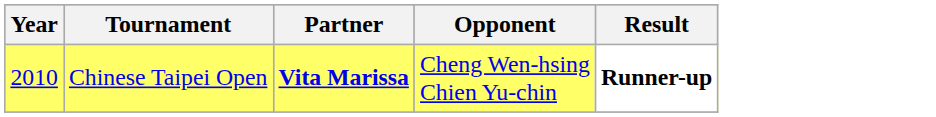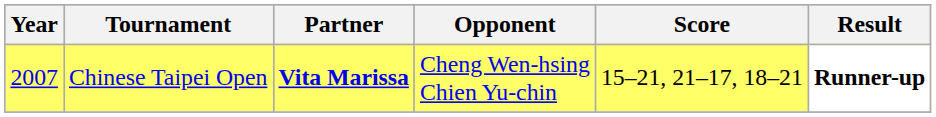+ column: (702, 24)
(34, 77) 2010 -> (34, 77) 2007
